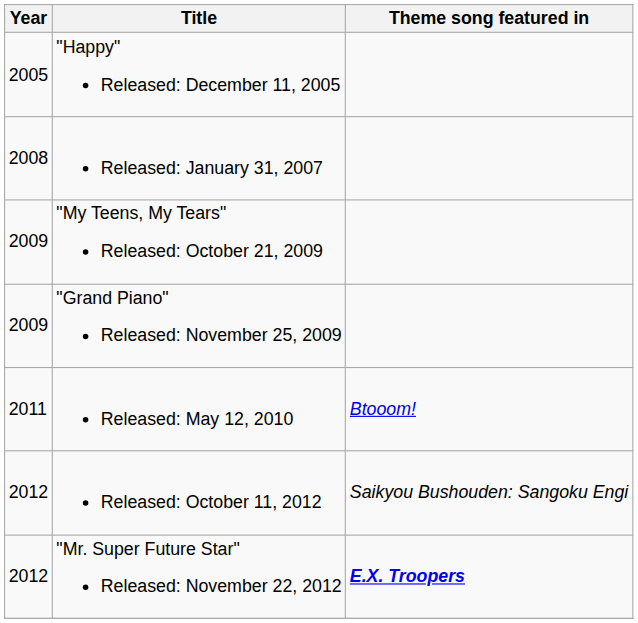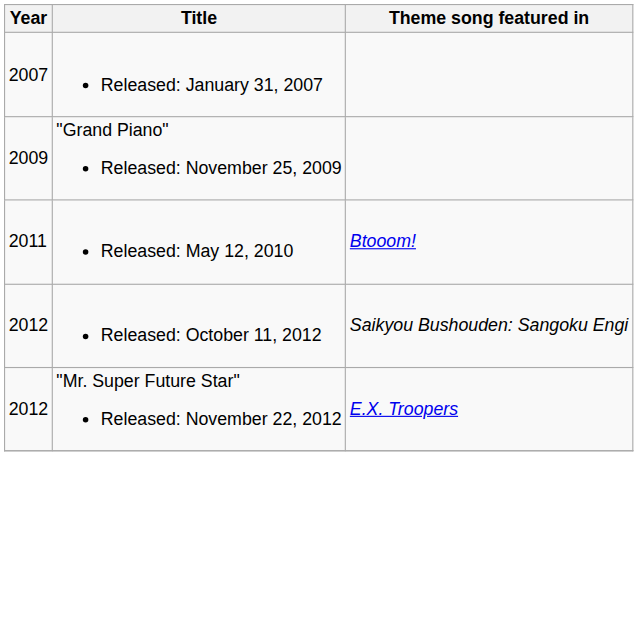- row: (199, 66)
(28, 158) 2008 -> (28, 74) 2007
- row: (199, 233)
(407, 576) bold -> (404, 409) normal
